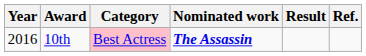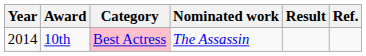(23, 39) 2016 -> (23, 39) 2014
(213, 39) bold -> (211, 39) normal
